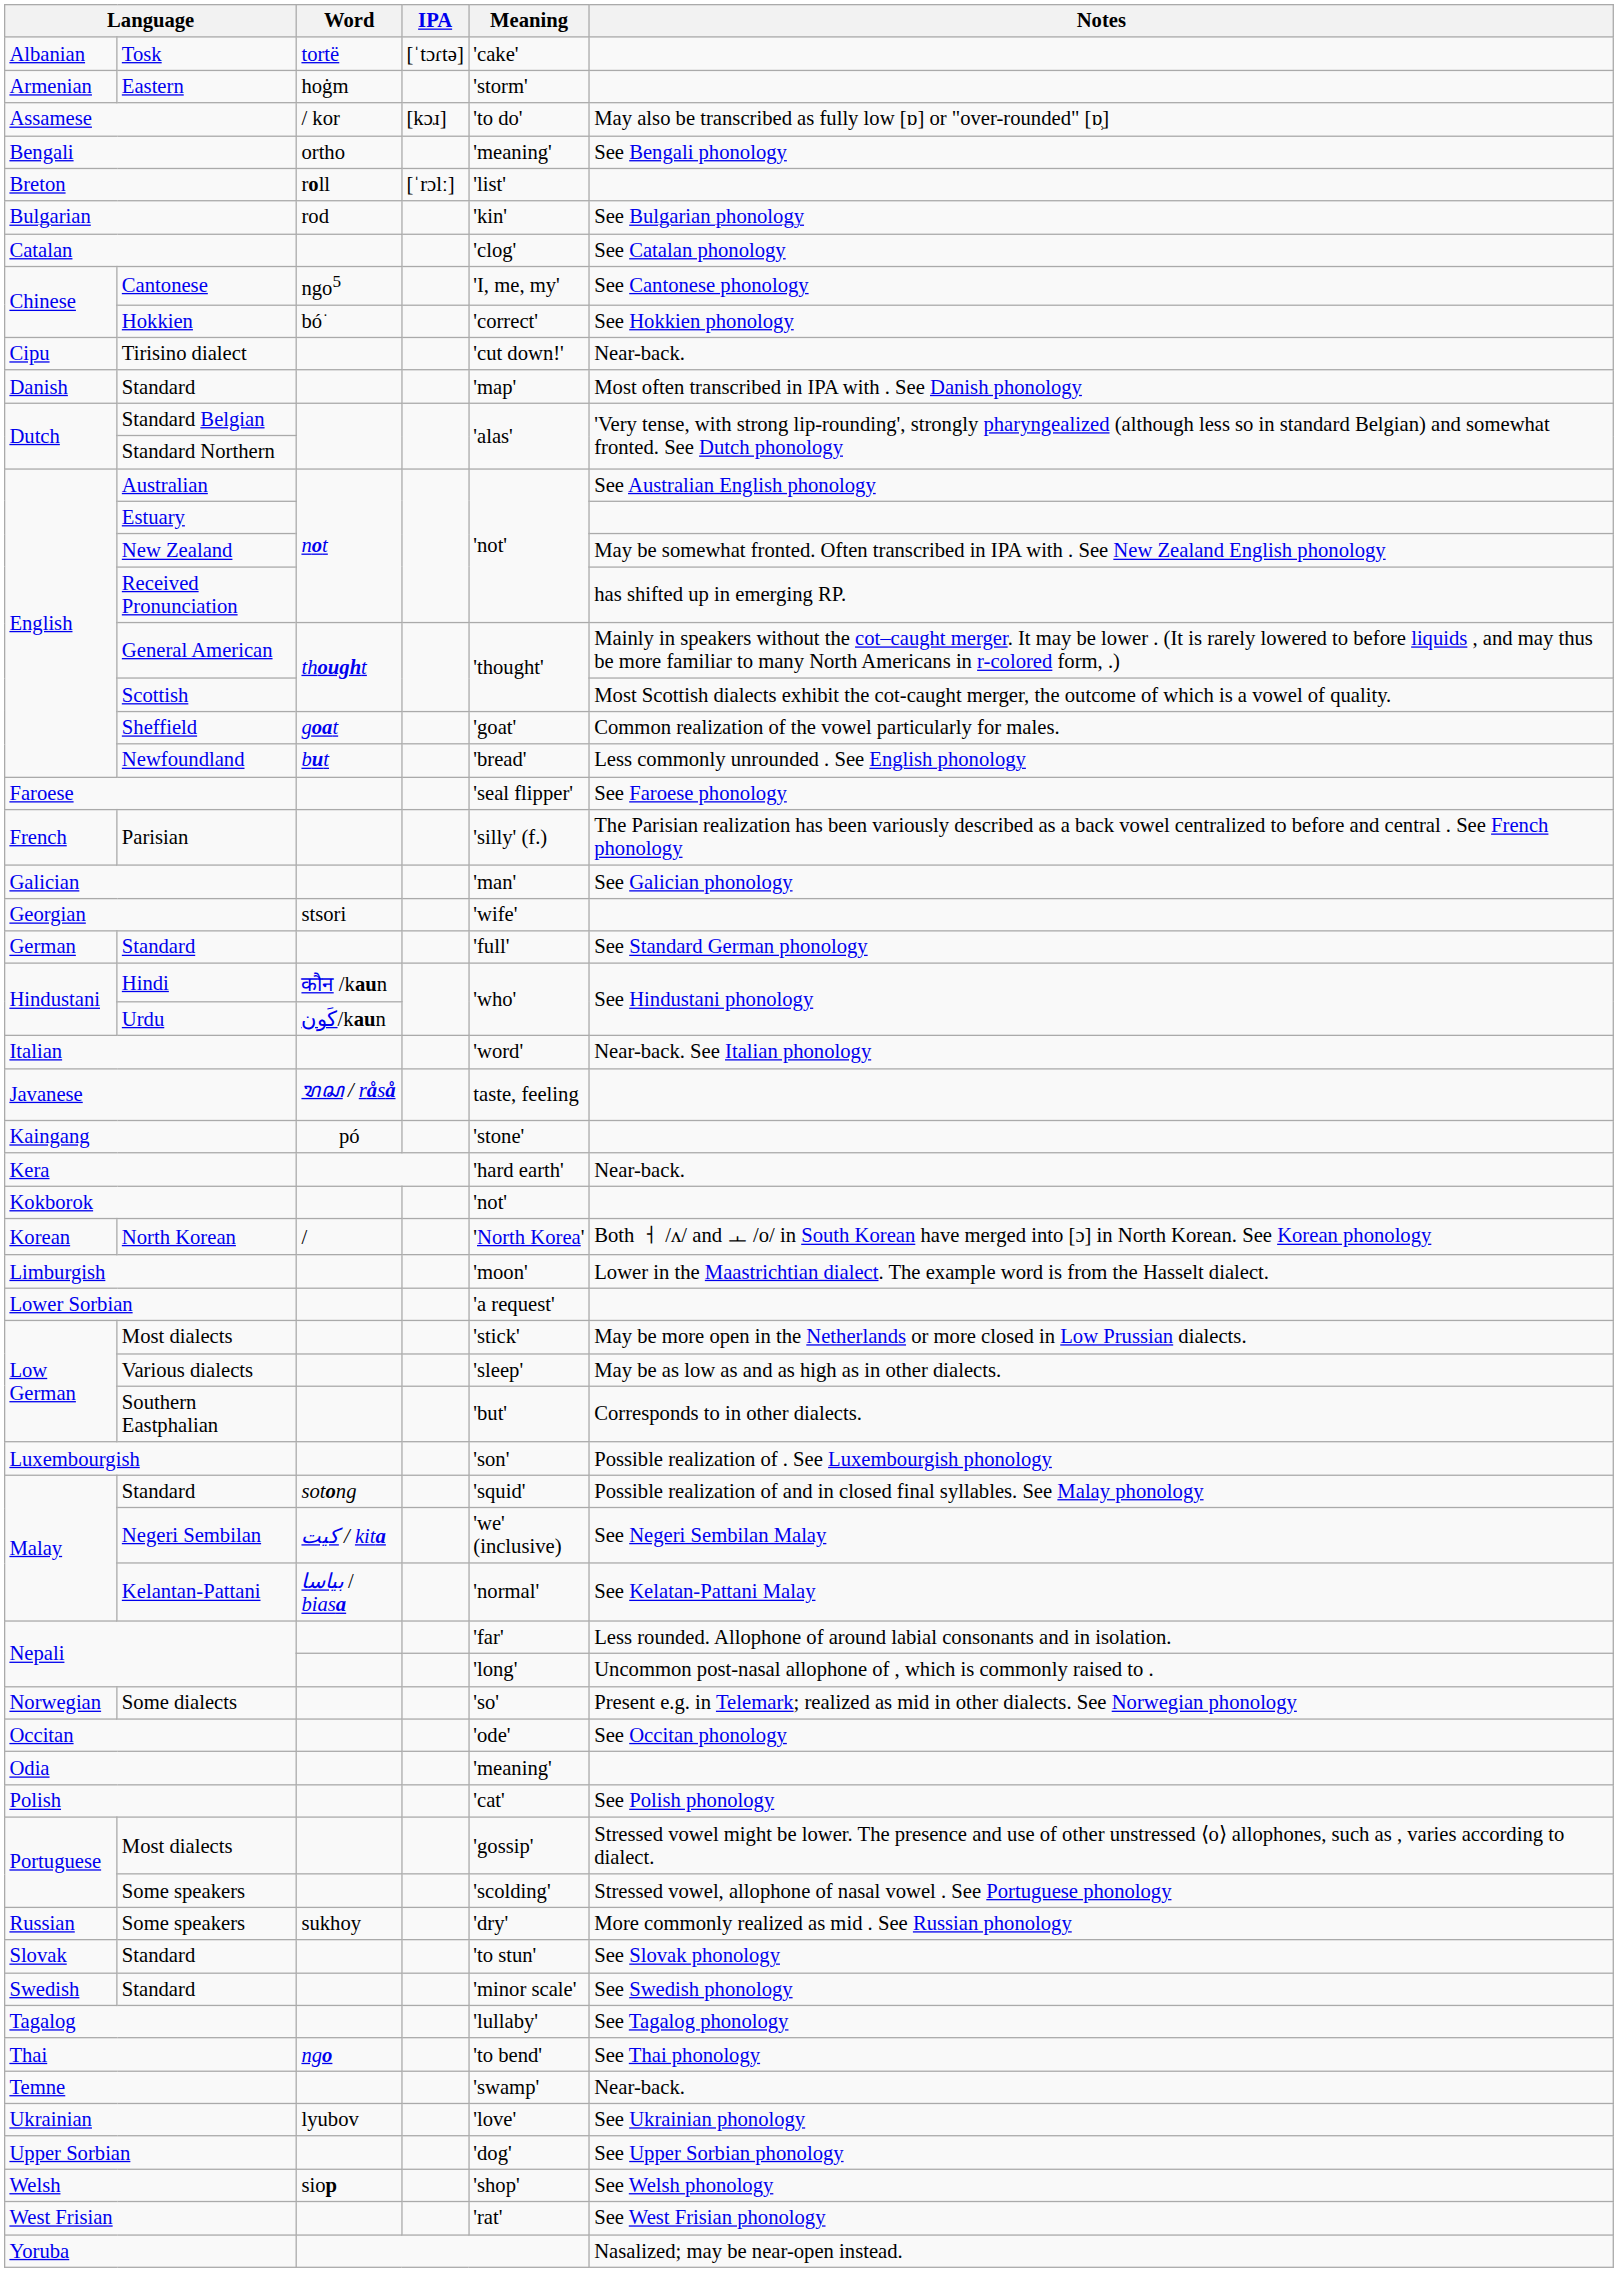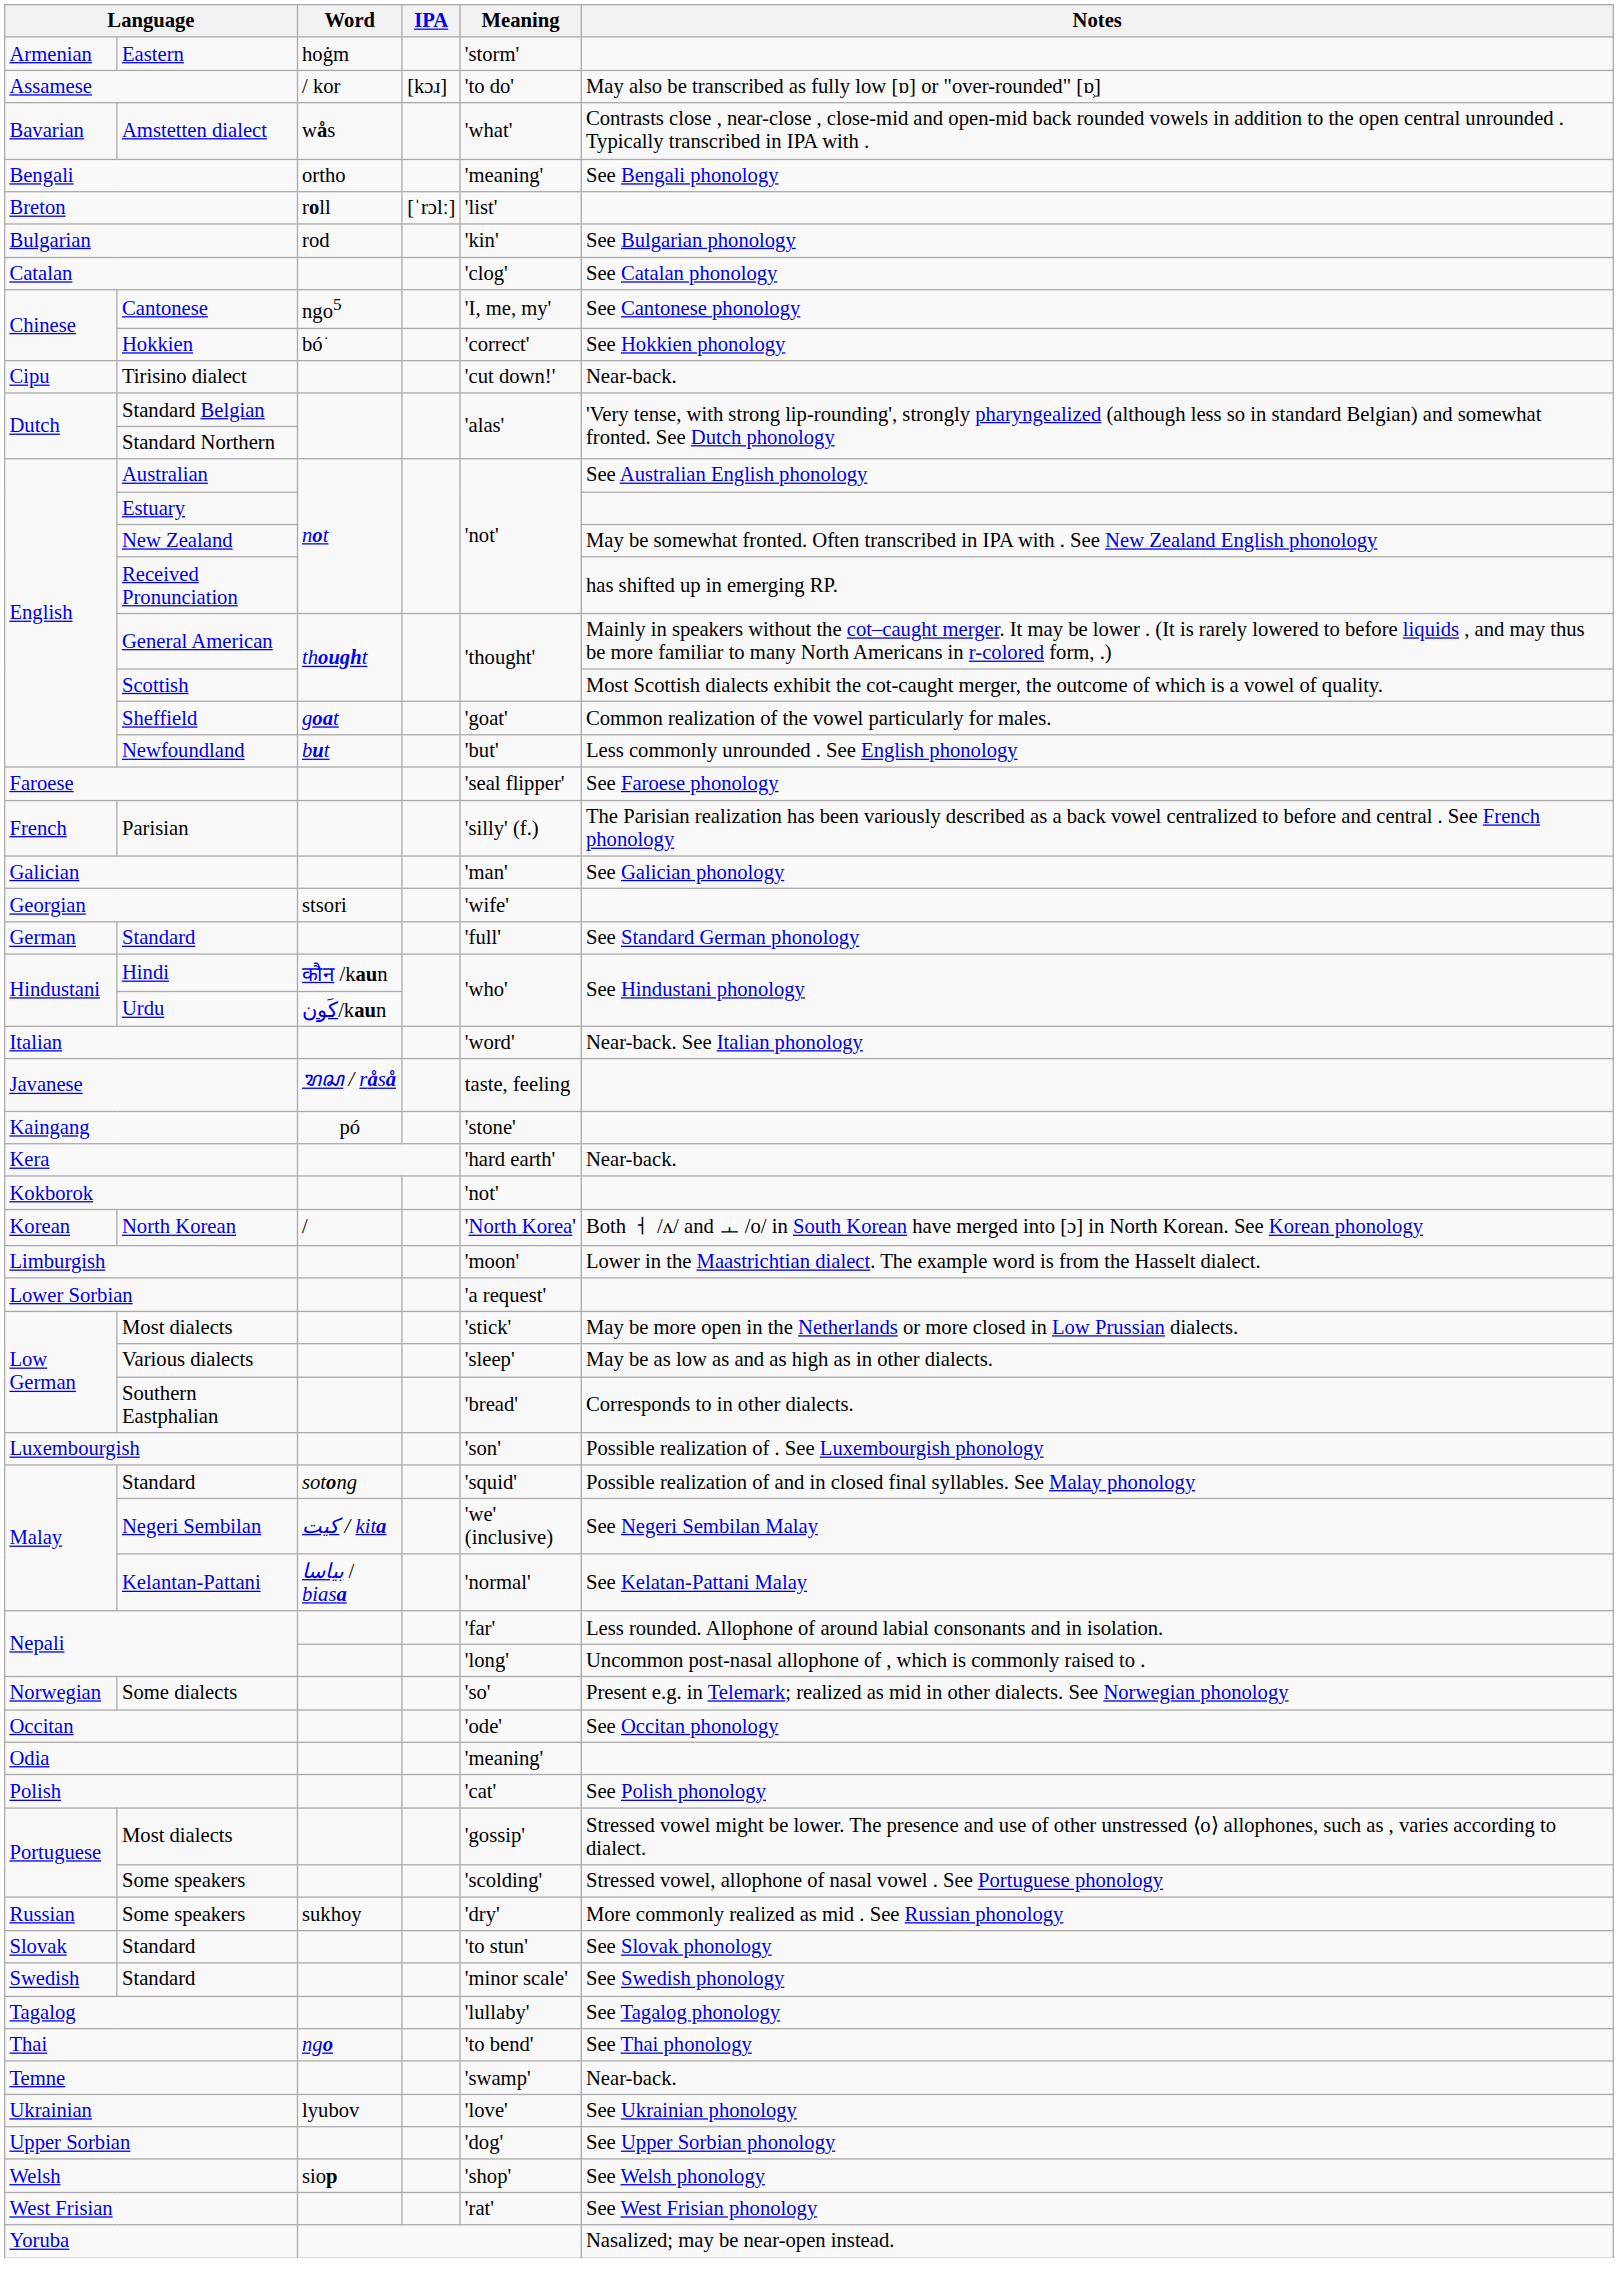- row: (47, 53)
+ row: (47, 130)
- row: (39, 386)
(500, 760) 'bread' -> (482, 750) 'but'
(490, 1414) 'but' -> (491, 1404) 'bread'
